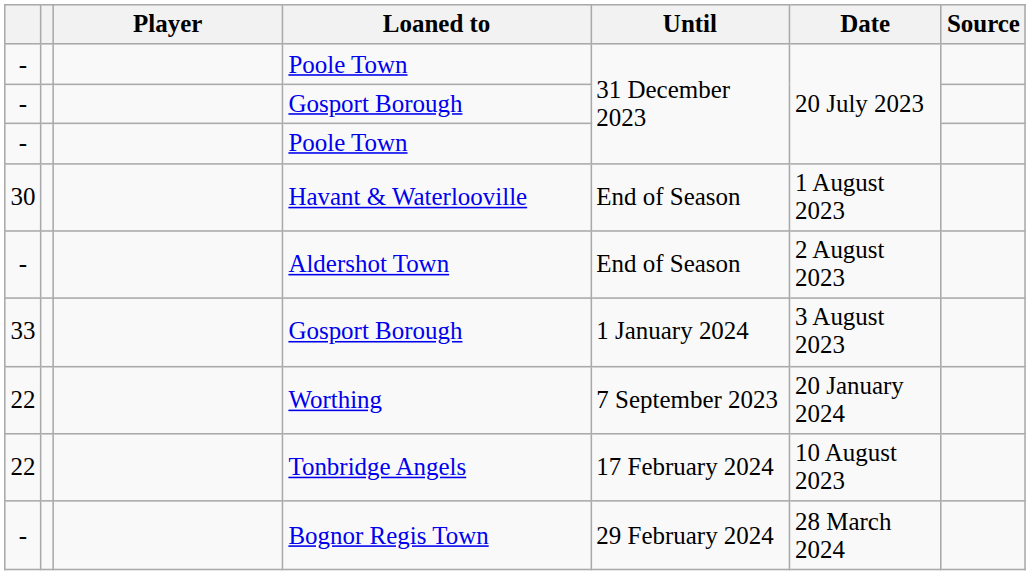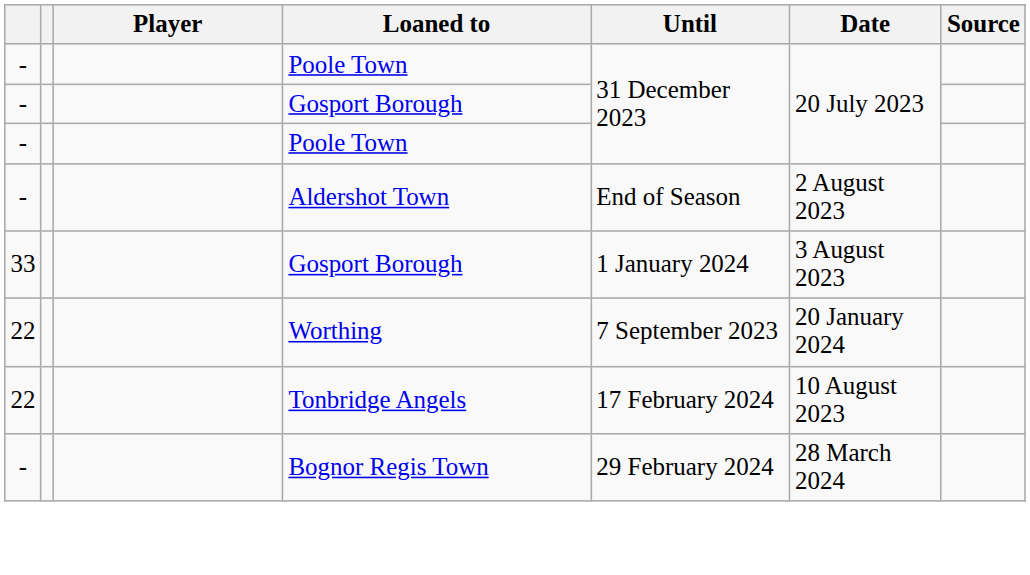- row: (23, 196)
